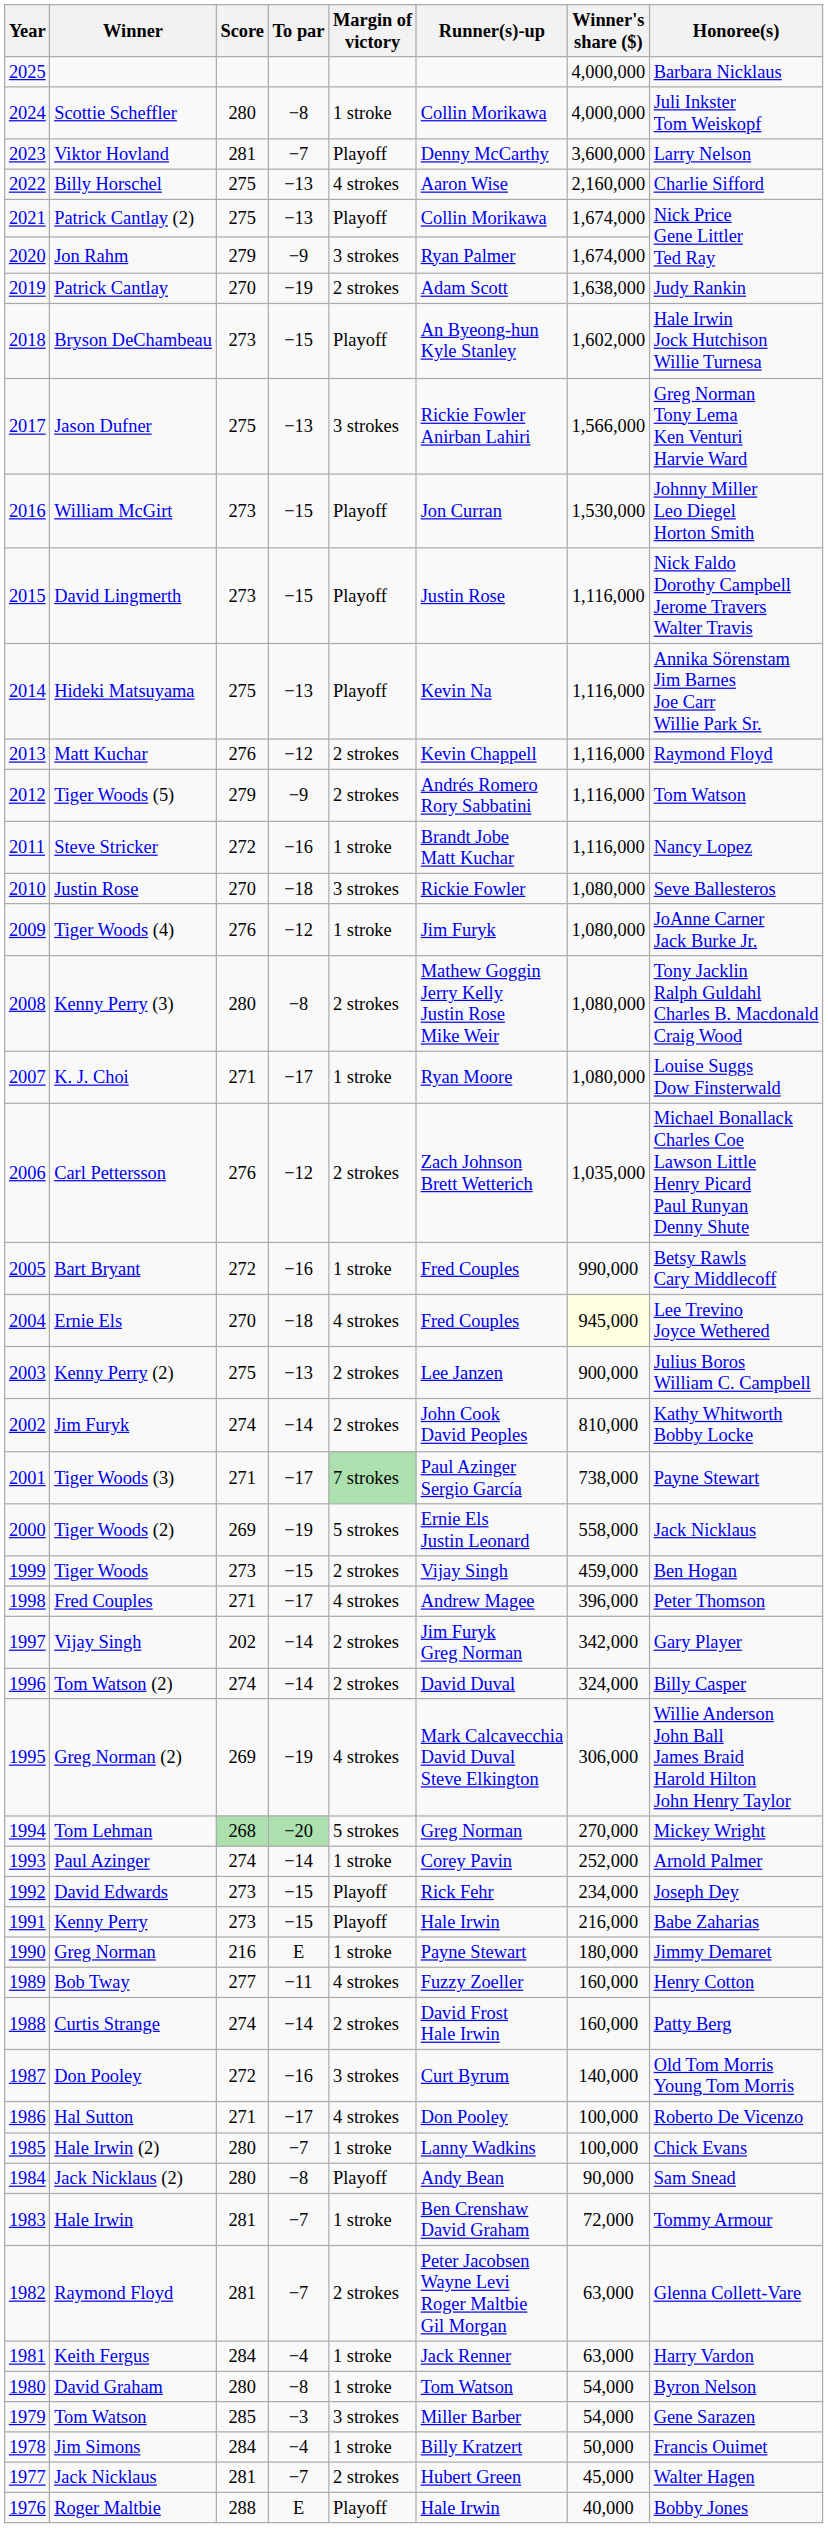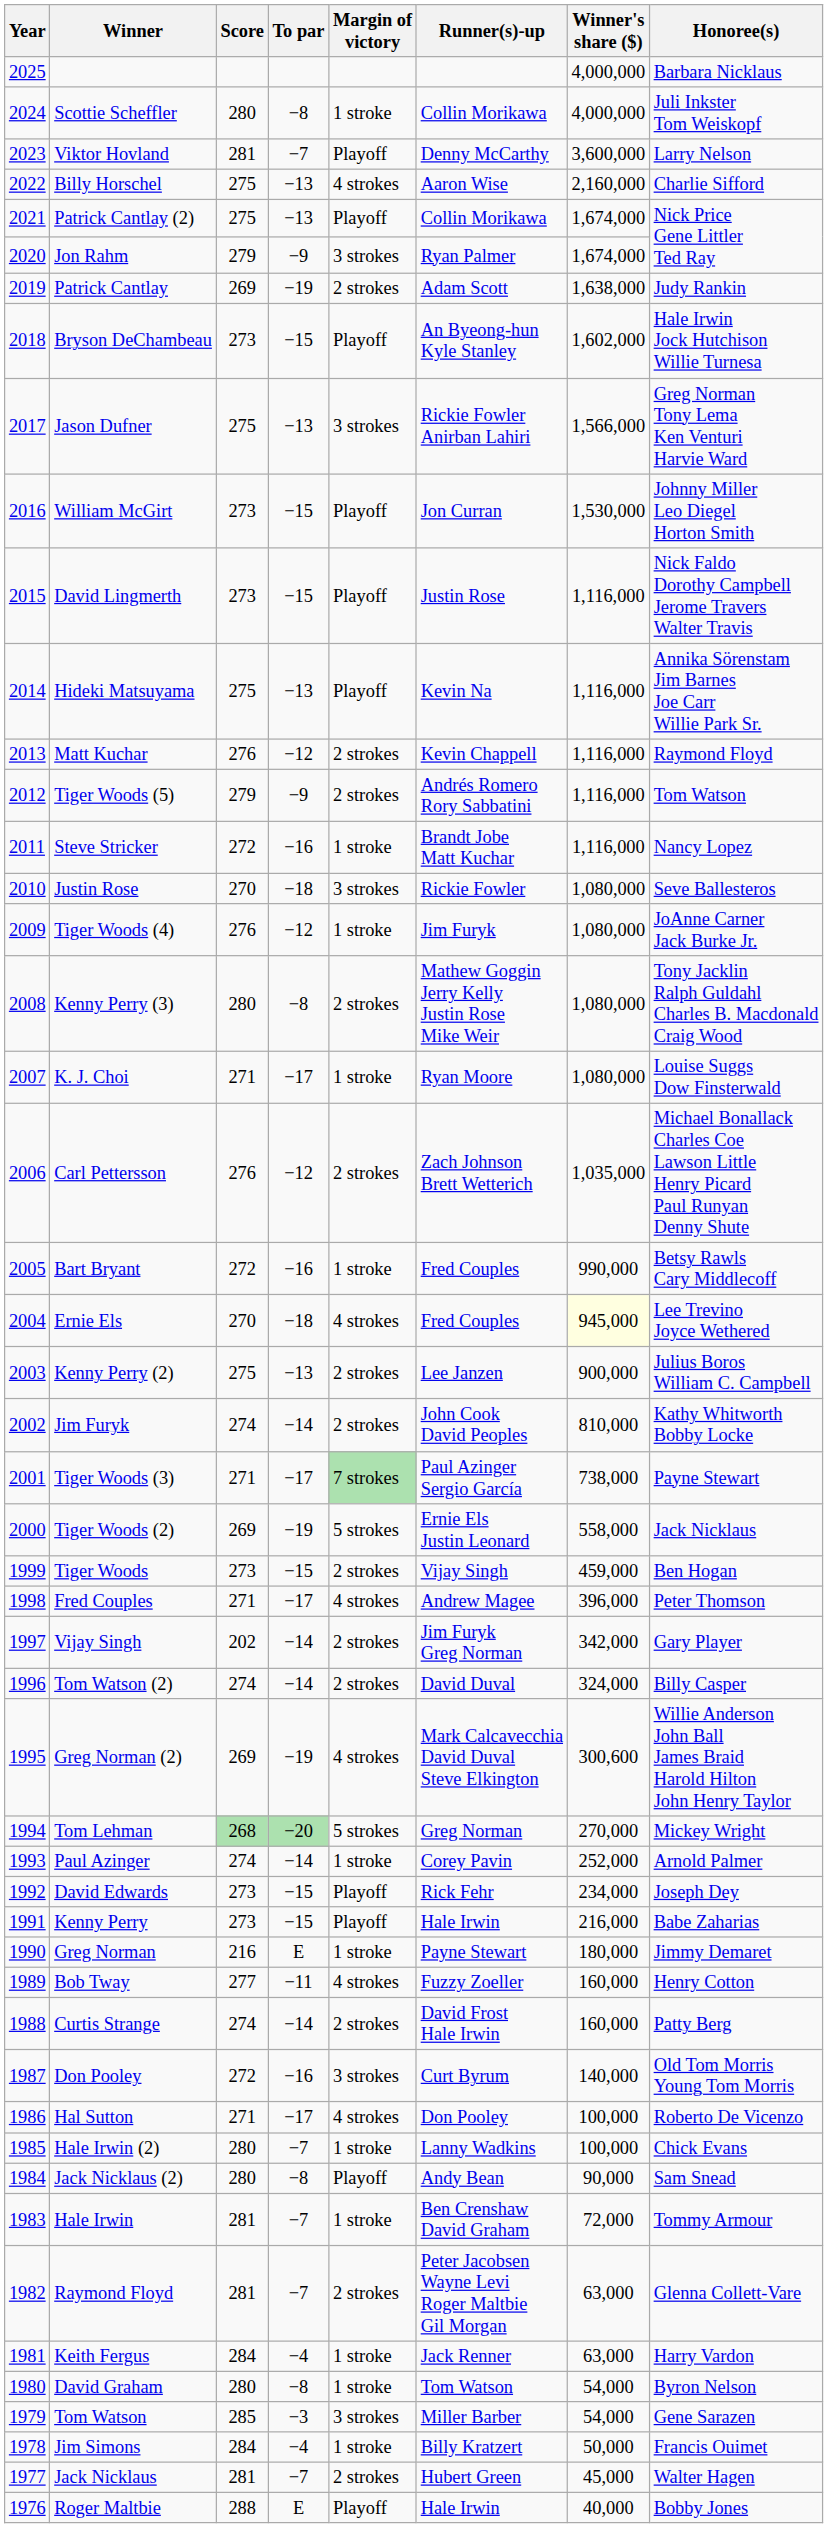(242, 288) 270 -> (242, 288) 269
(608, 1757) 306,000 -> (608, 1757) 300,600
